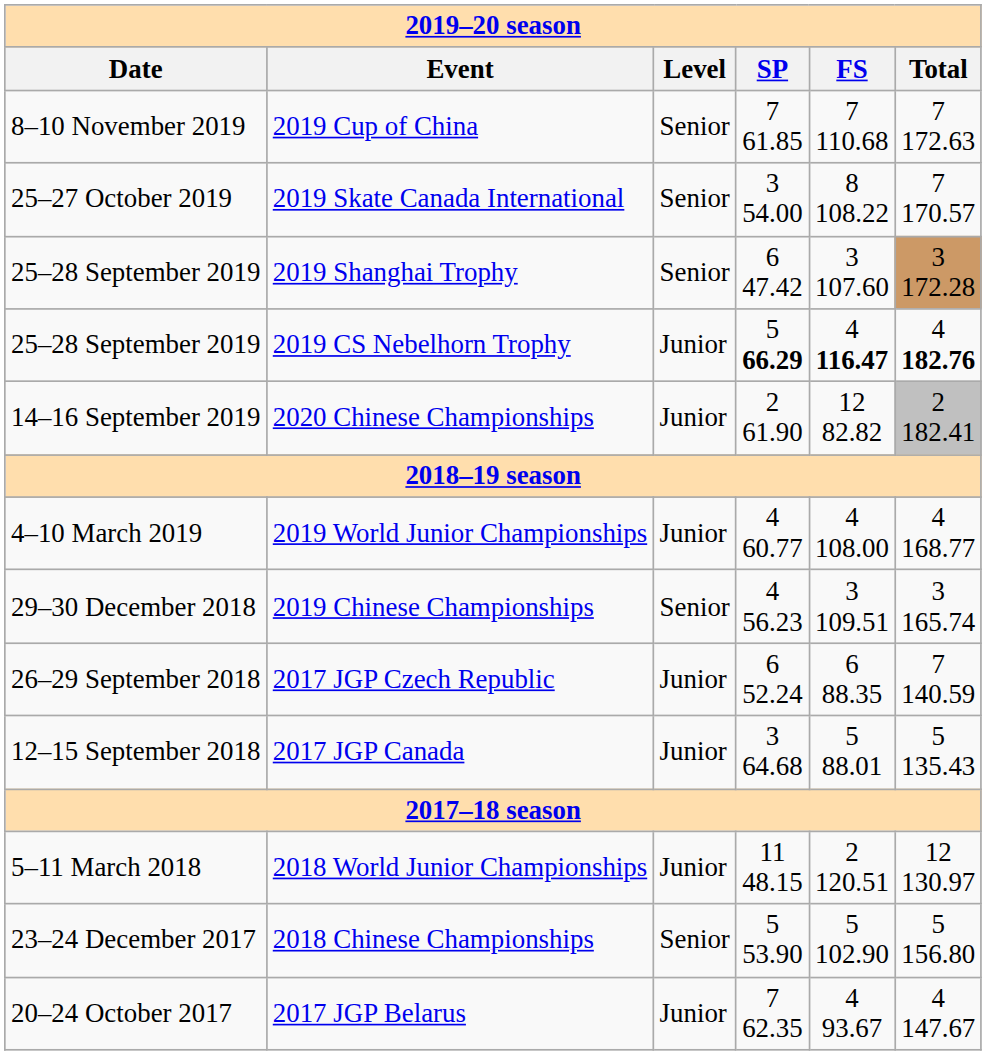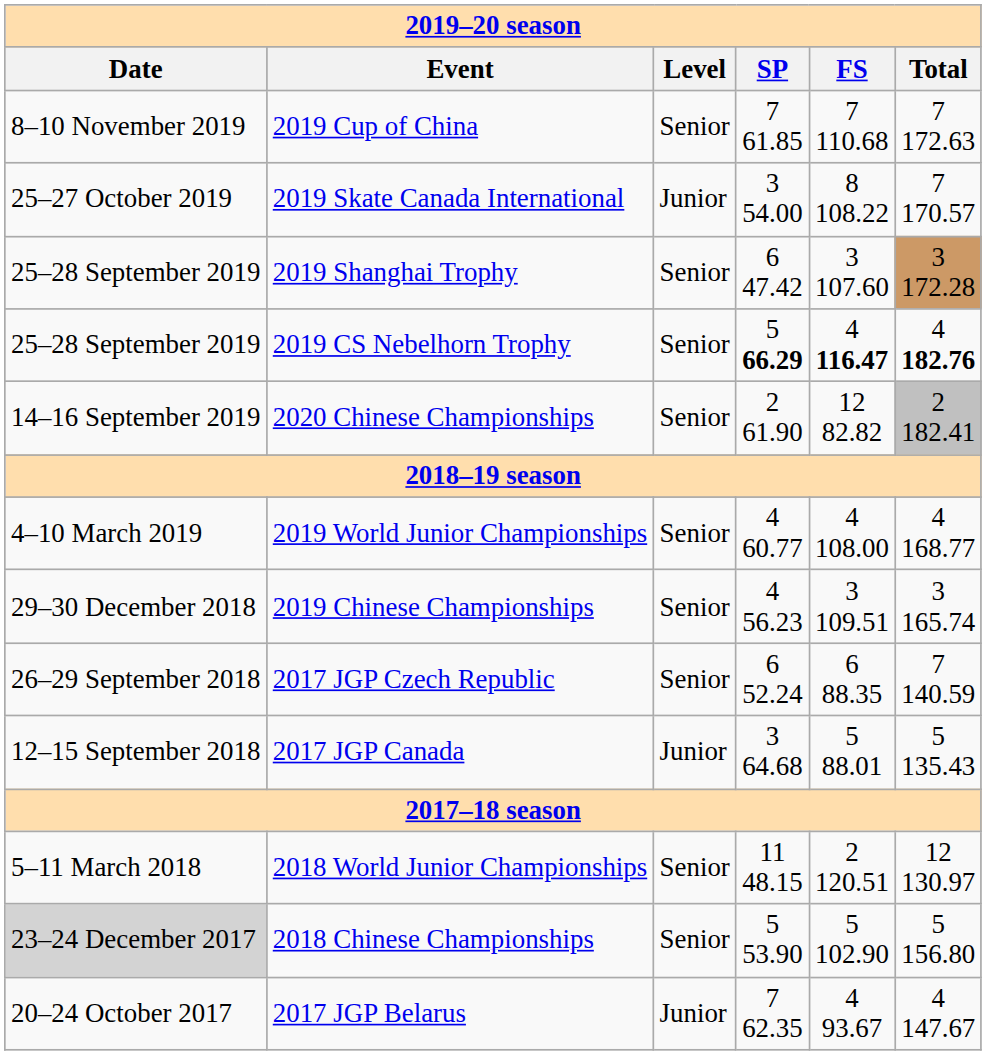(695, 199) Senior -> (693, 199) Junior
(693, 344) Junior -> (695, 344) Senior
(693, 417) Junior -> (695, 417) Senior
(693, 533) Junior -> (695, 533) Senior
(693, 678) Junior -> (695, 678) Senior
(693, 867) Junior -> (695, 867) Senior
(133, 940) no background -> (133, 940) lightgrey background
